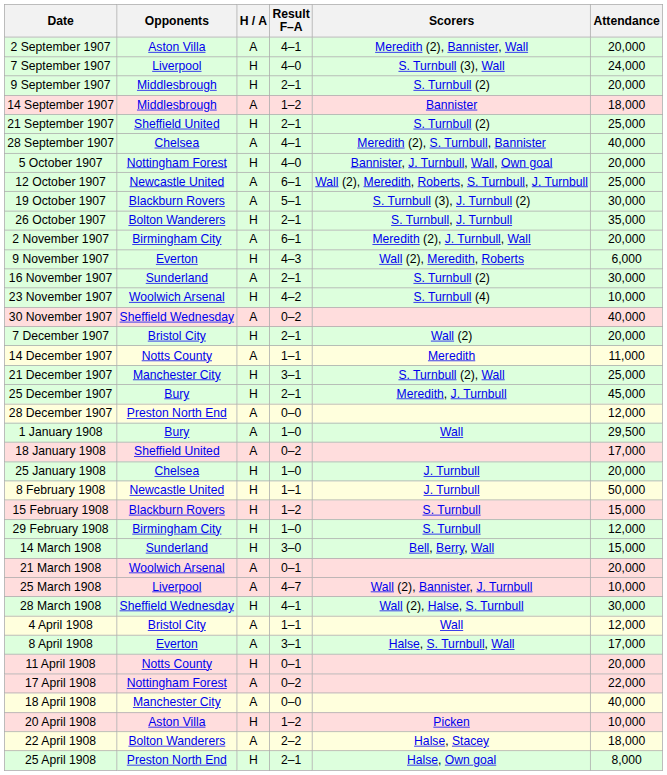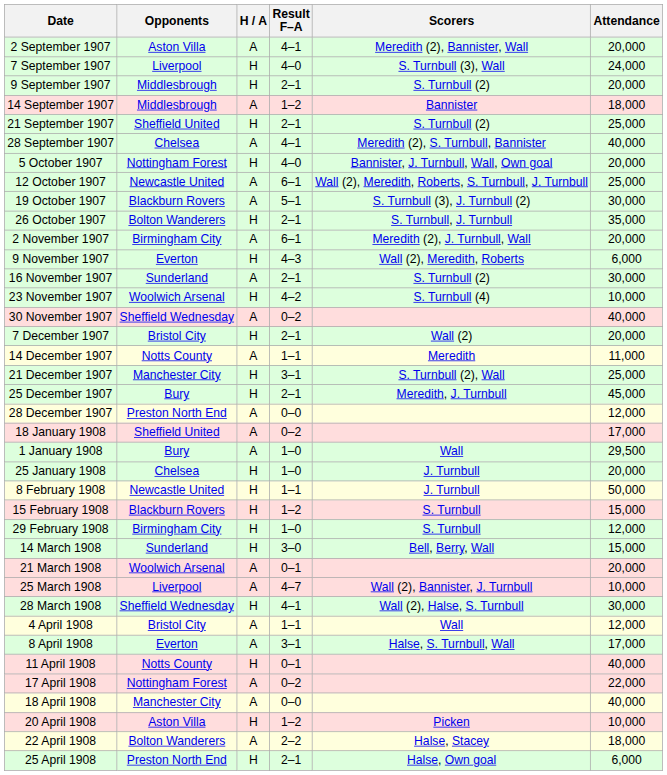rows swapped: (61, 432) <-> (61, 452)
(627, 664) 20,000 -> (627, 664) 40,000
(627, 760) 8,000 -> (627, 760) 6,000
